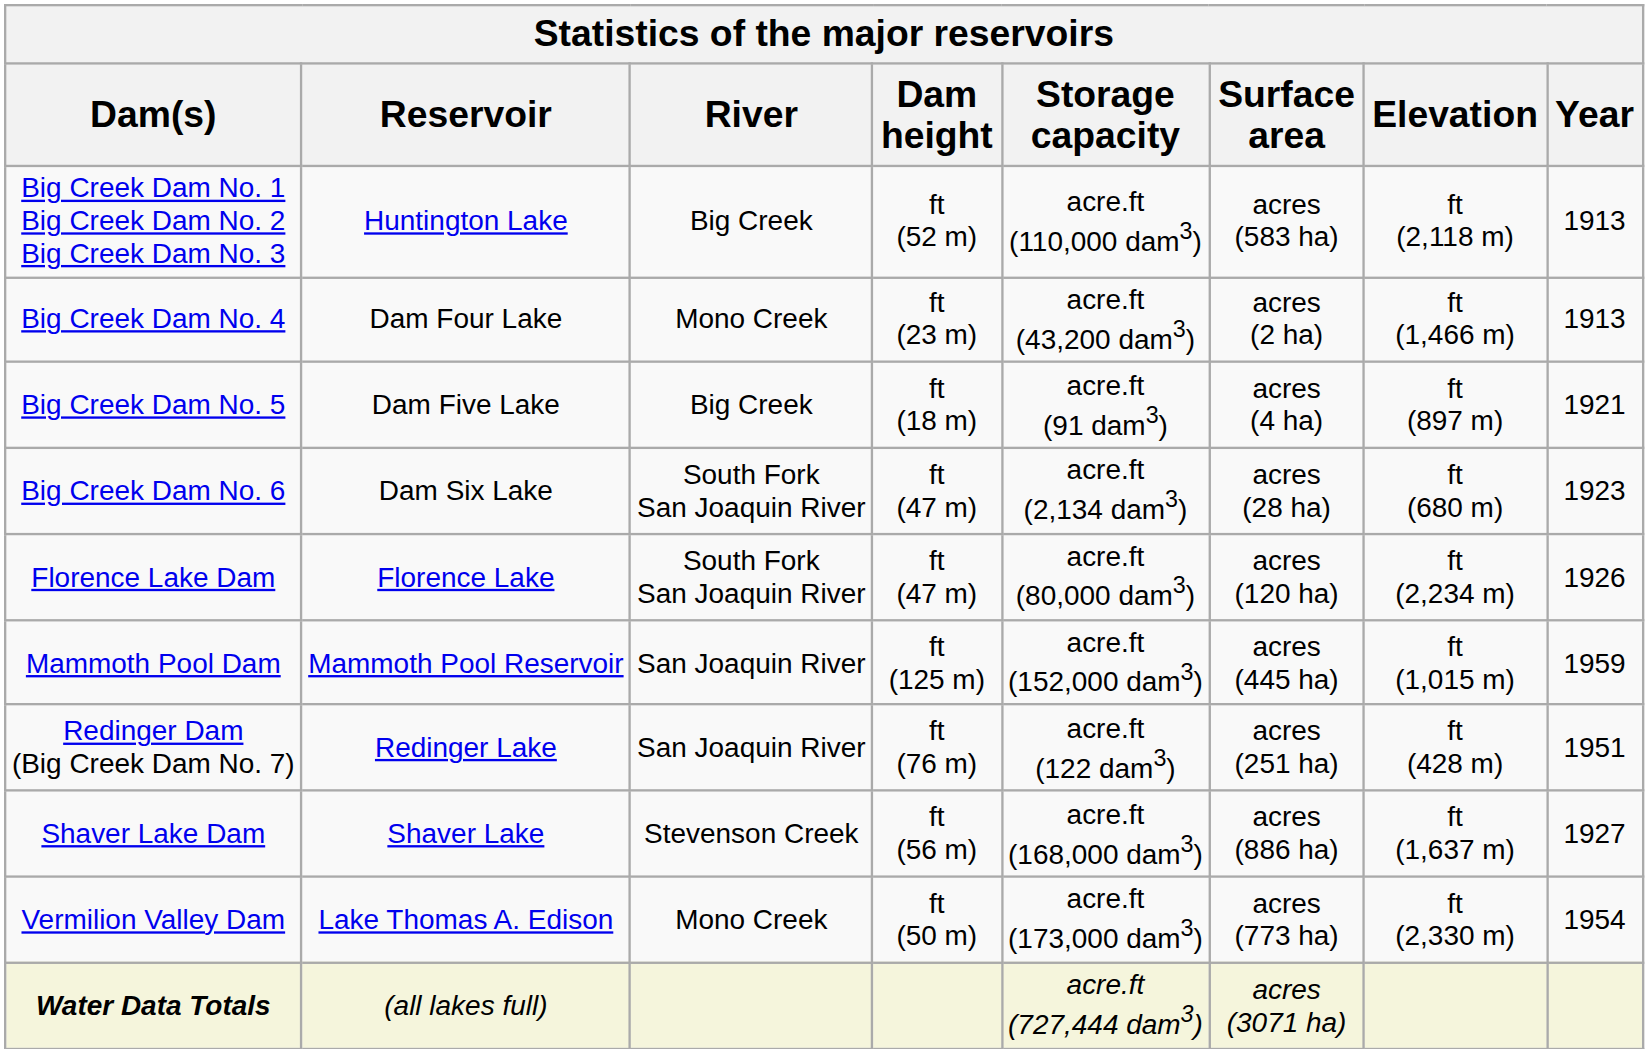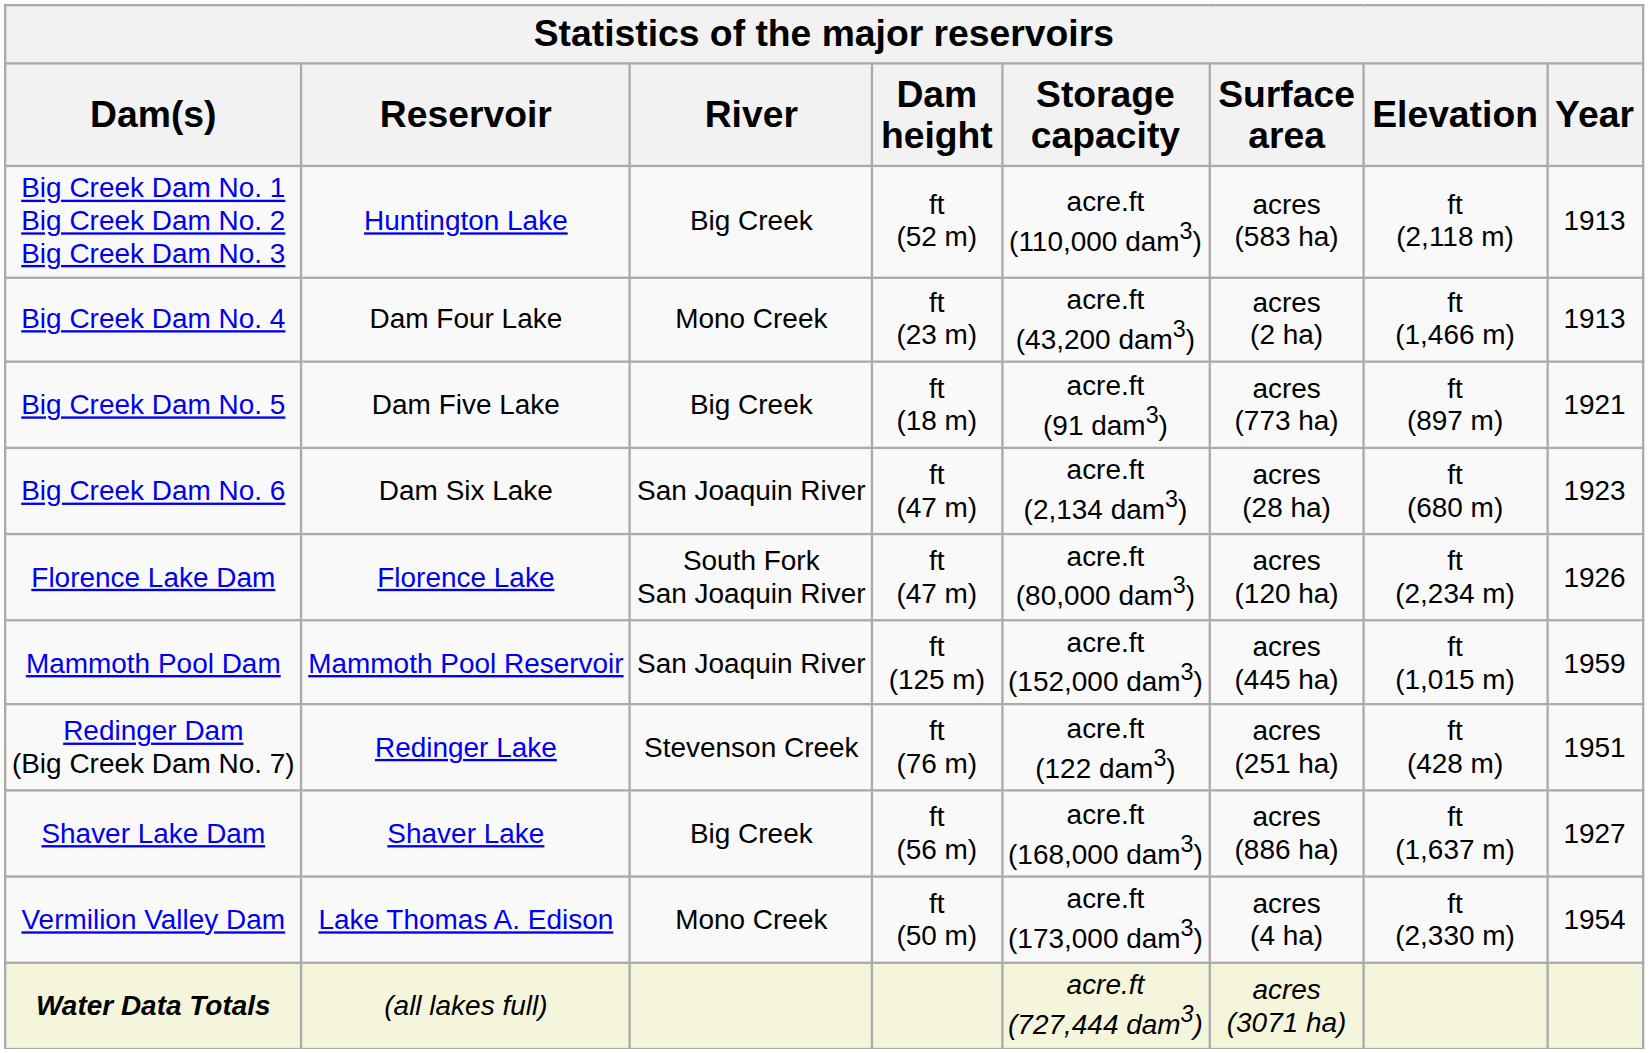(1287, 405) acres (4 ha) -> (1287, 405) acres (773 ha)
(751, 491) South Fork San Joaquin River -> (751, 491) San Joaquin River
(751, 748) San Joaquin River -> (751, 748) Stevenson Creek
(751, 834) Stevenson Creek -> (751, 834) Big Creek
(1287, 919) acres (773 ha) -> (1287, 919) acres (4 ha)
